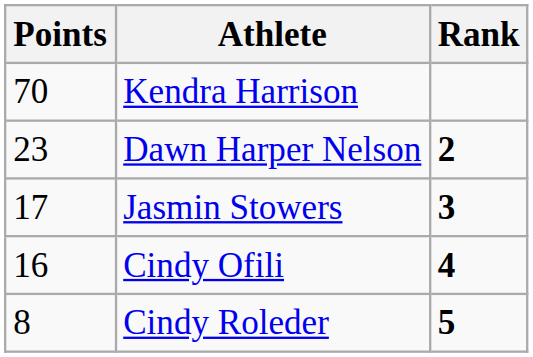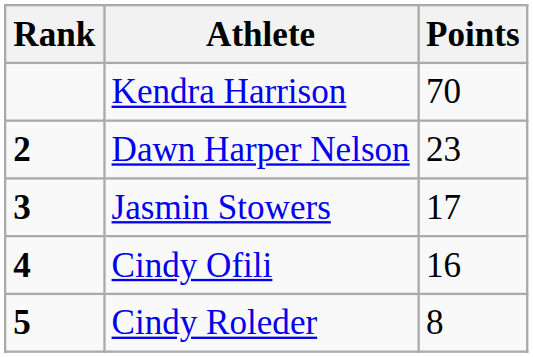columns swapped: (479, 33) <-> (60, 33)
